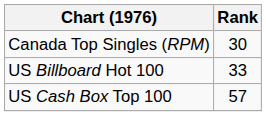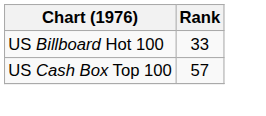- row: (109, 44)
